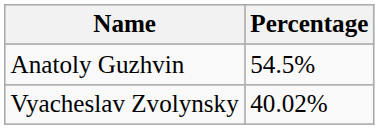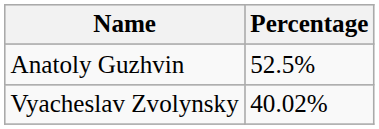(283, 64) 54.5% -> (283, 64) 52.5%
